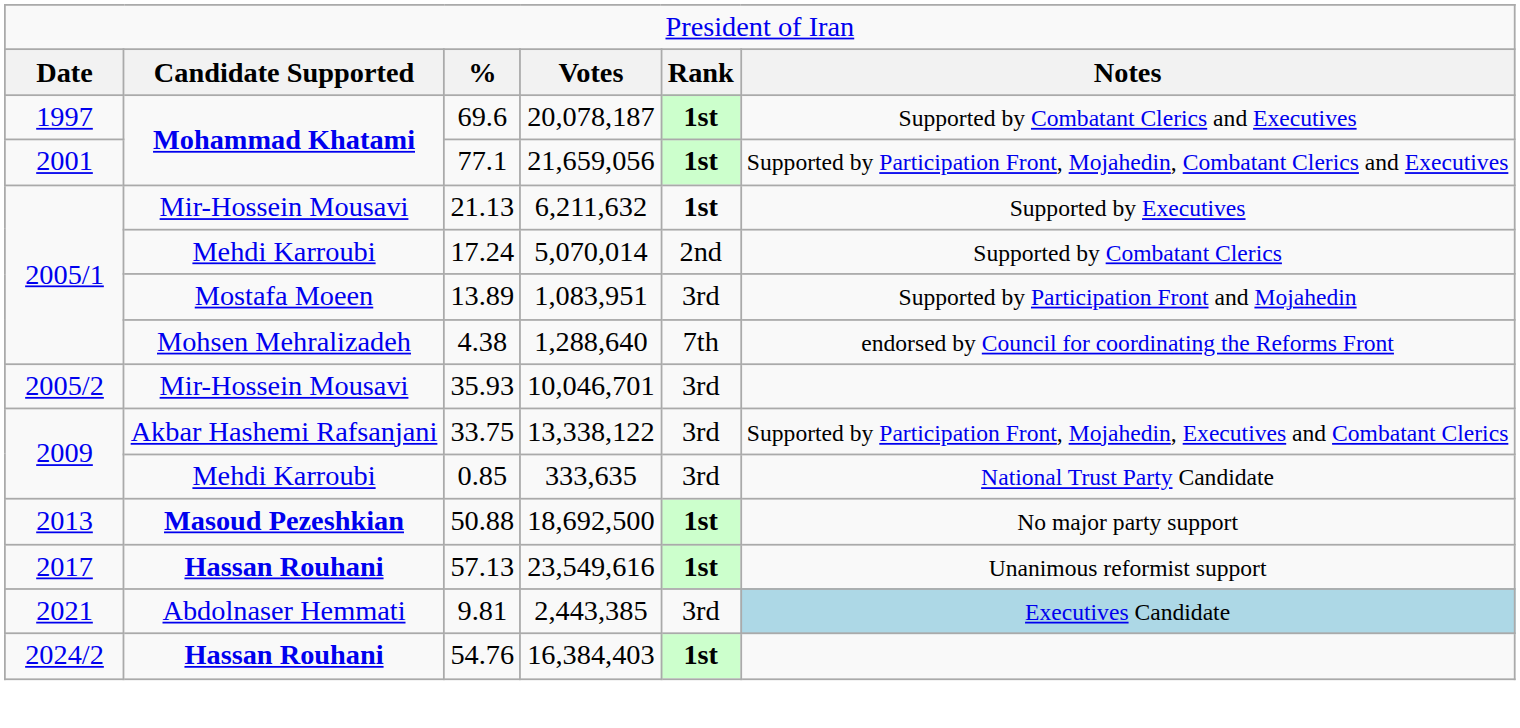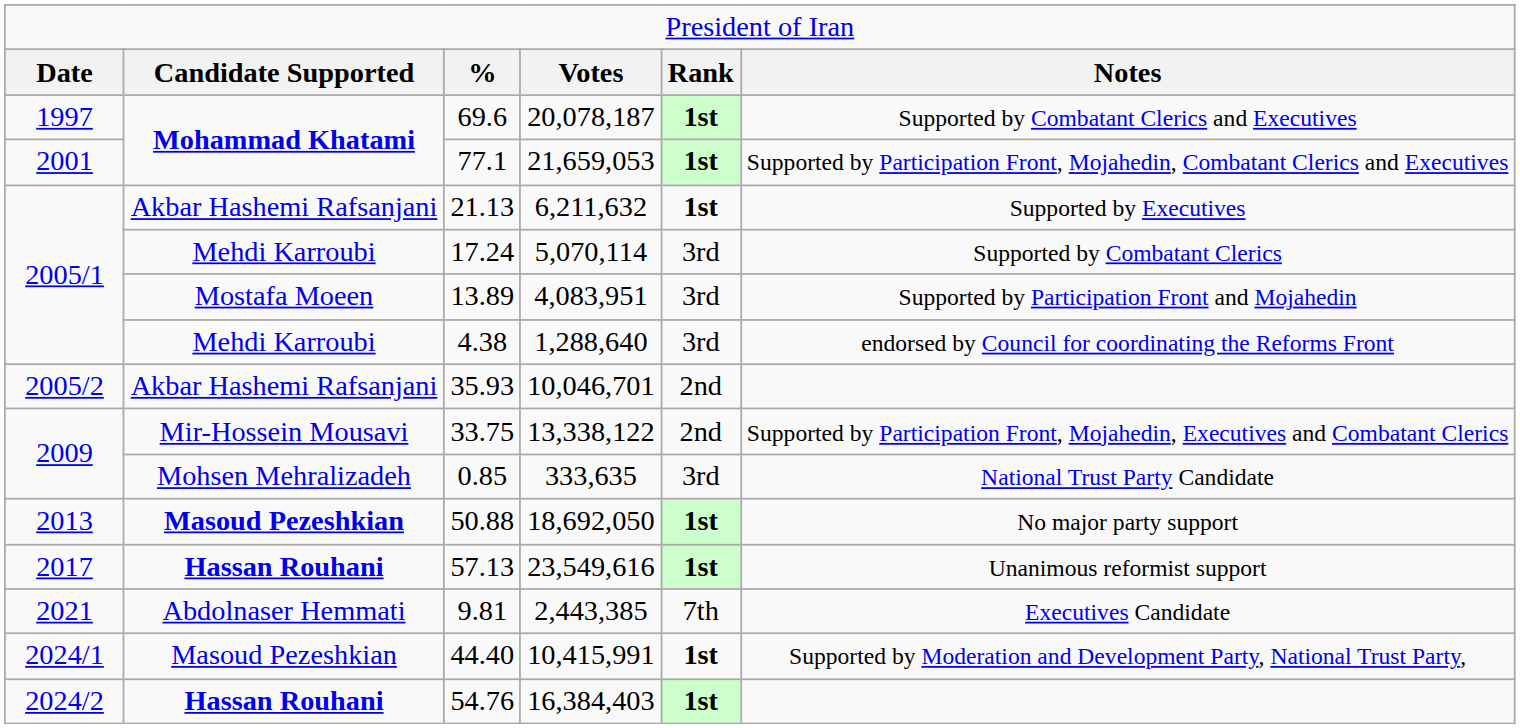(591, 161) 21,659,056 -> (591, 161) 21,659,053
(284, 206) Mir-Hossein Mousavi -> (284, 206) Akbar Hashemi Rafsanjani
(591, 251) 5,070,014 -> (591, 251) 5,070,114
(701, 251) 2nd -> (701, 251) 3rd
(591, 296) 1,083,951 -> (591, 296) 4,083,951
(284, 341) Mohsen Mehralizadeh -> (284, 341) Mehdi Karroubi
(701, 341) 7th -> (701, 341) 3rd
(284, 386) Mir-Hossein Mousavi -> (284, 386) Akbar Hashemi Rafsanjani
(701, 386) 3rd -> (701, 386) 2nd
(284, 431) Akbar Hashemi Rafsanjani -> (284, 431) Mir-Hossein Mousavi
(701, 431) 3rd -> (701, 431) 2nd
(284, 476) Mehdi Karroubi -> (284, 476) Mohsen Mehralizadeh
(591, 521) 18,692,500 -> (591, 521) 18,692,050
(701, 610) 3rd -> (701, 610) 7th
(1128, 612) lightblue background -> (1128, 612) no background
+ row: (482, 655)
